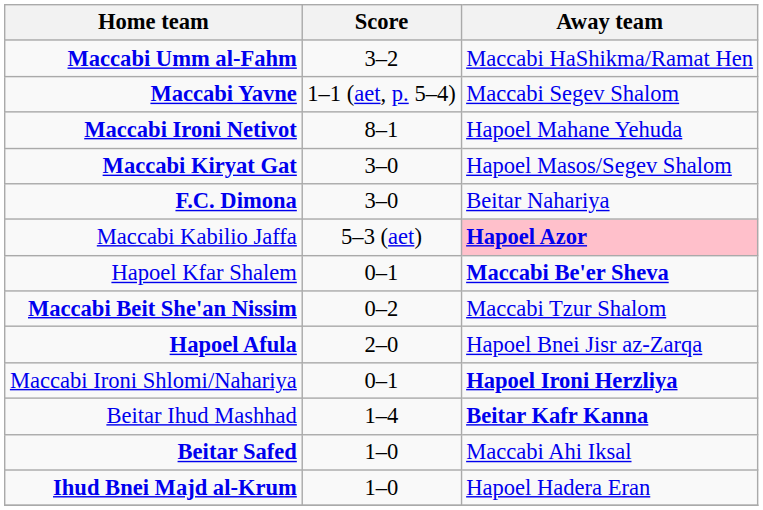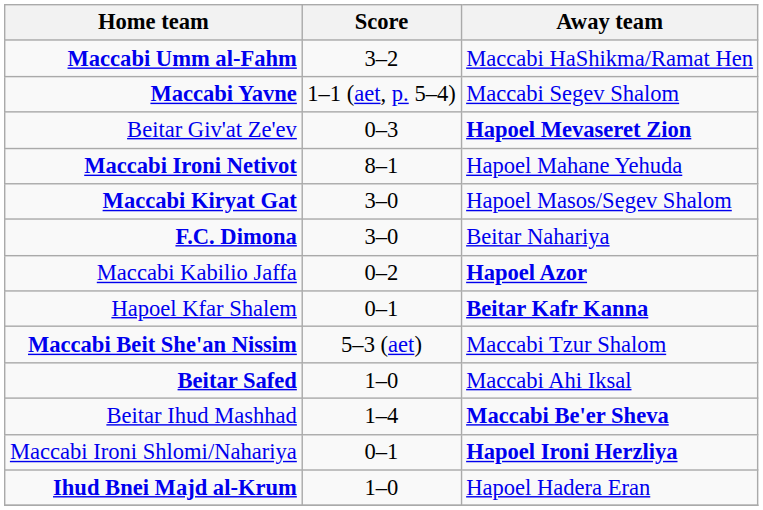+ row: (212, 129)
(381, 237) 5–3 (aet) -> (381, 272) 0–2
(527, 237) pink background -> (527, 272) no background
(567, 272) Maccabi Be'er Sheva -> (557, 308) Beitar Kafr Kanna
(381, 308) 0–2 -> (381, 344) 5–3 (aet)
- row: (233, 344)
rows swapped: (153, 380) <-> (237, 451)
(557, 415) Beitar Kafr Kanna -> (567, 415) Maccabi Be'er Sheva
